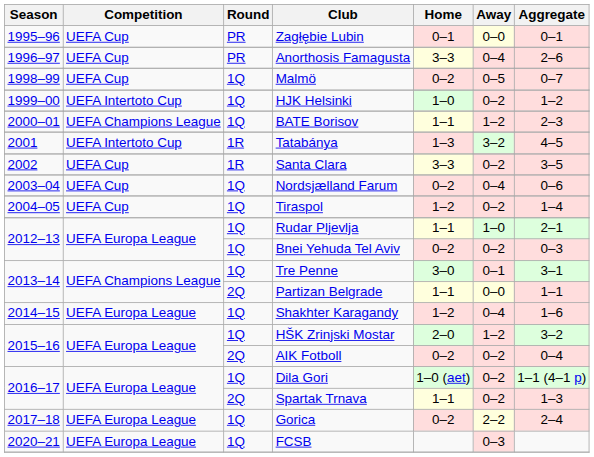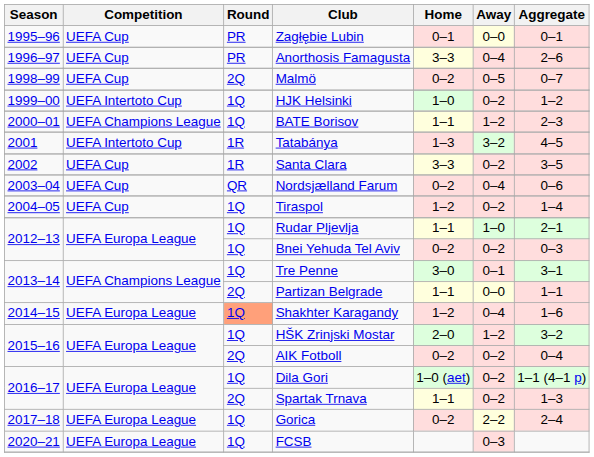(236, 79) 1Q -> (236, 79) 2Q
(236, 185) 1Q -> (237, 185) QR
(236, 313) no background -> (236, 313) lightsalmon background
